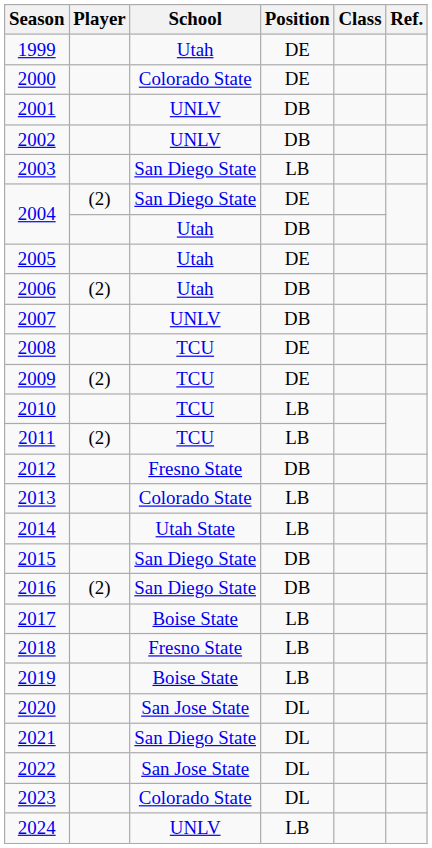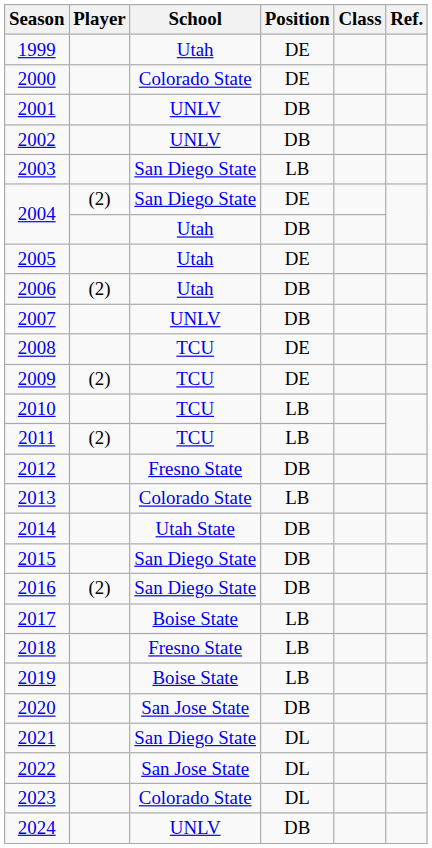(297, 528) LB -> (297, 528) DB
(297, 708) DL -> (297, 708) DB
(297, 827) LB -> (297, 827) DB
